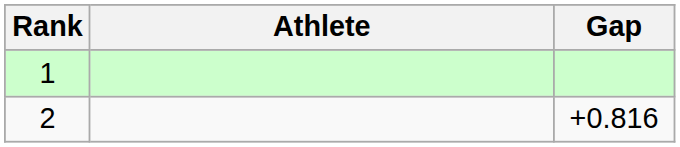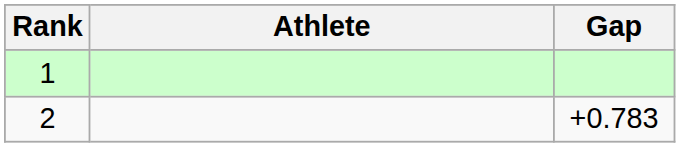(614, 118) +0.816 -> (614, 118) +0.783
